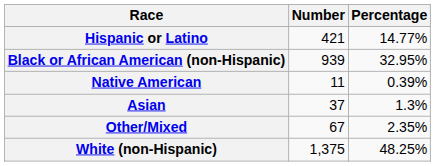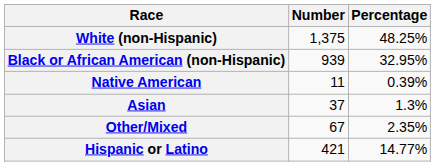rows swapped: (146, 149) <-> (146, 37)
